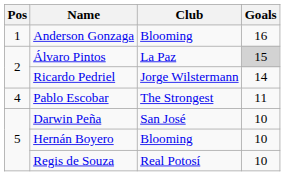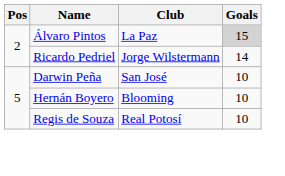- row: (84, 35)
- row: (71, 98)
